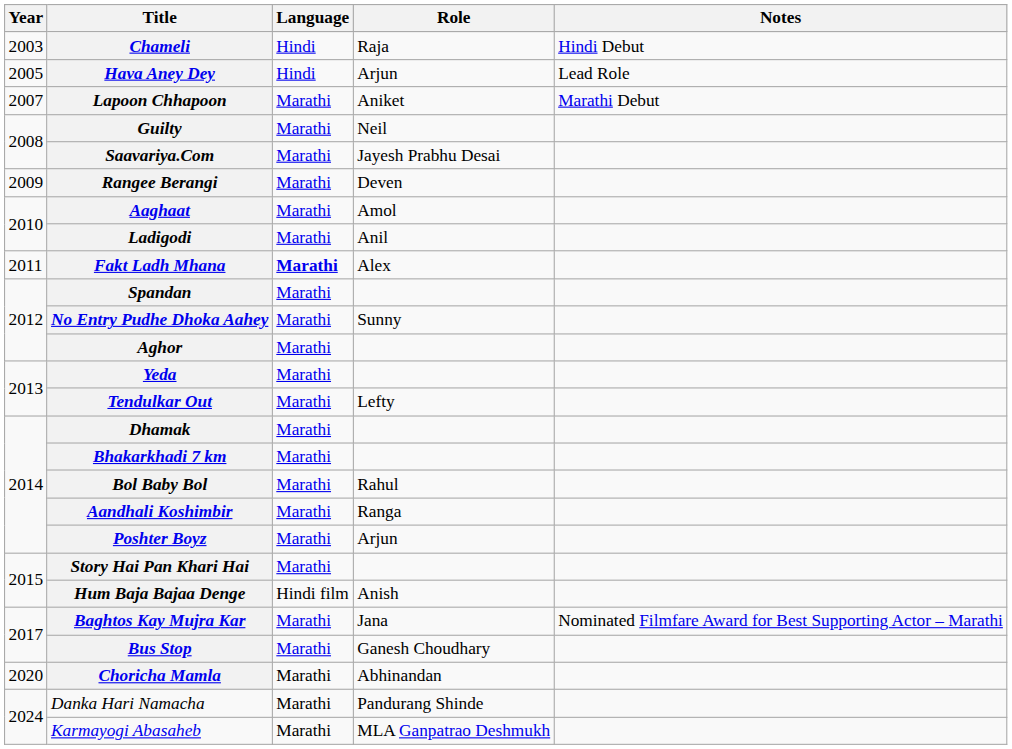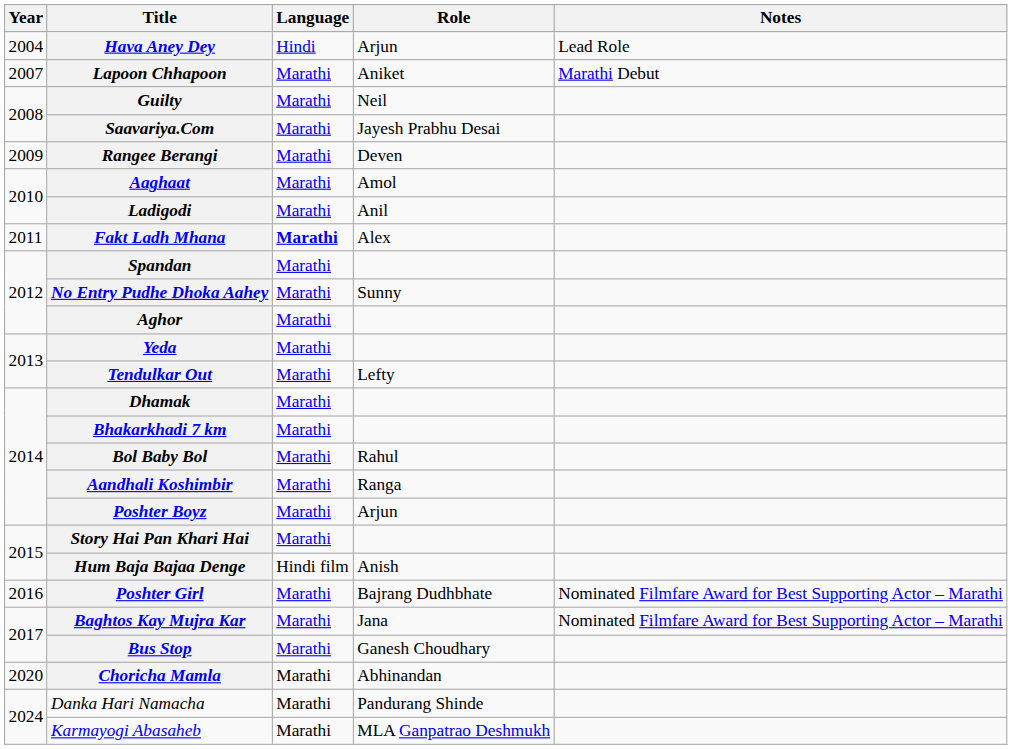- row: (160, 45)
(26, 73) 2005 -> (26, 45) 2004
+ row: (160, 593)
